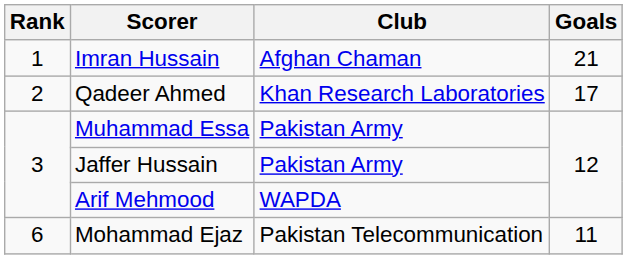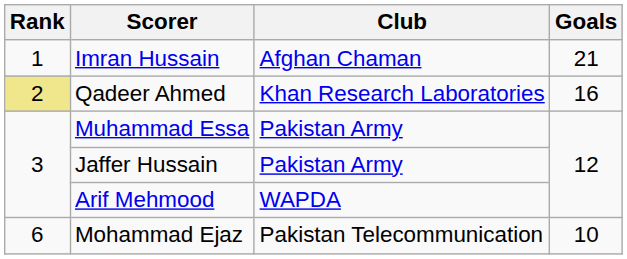(37, 93) no background -> (37, 93) khaki background
(586, 93) 17 -> (586, 93) 16
(586, 235) 11 -> (586, 235) 10
